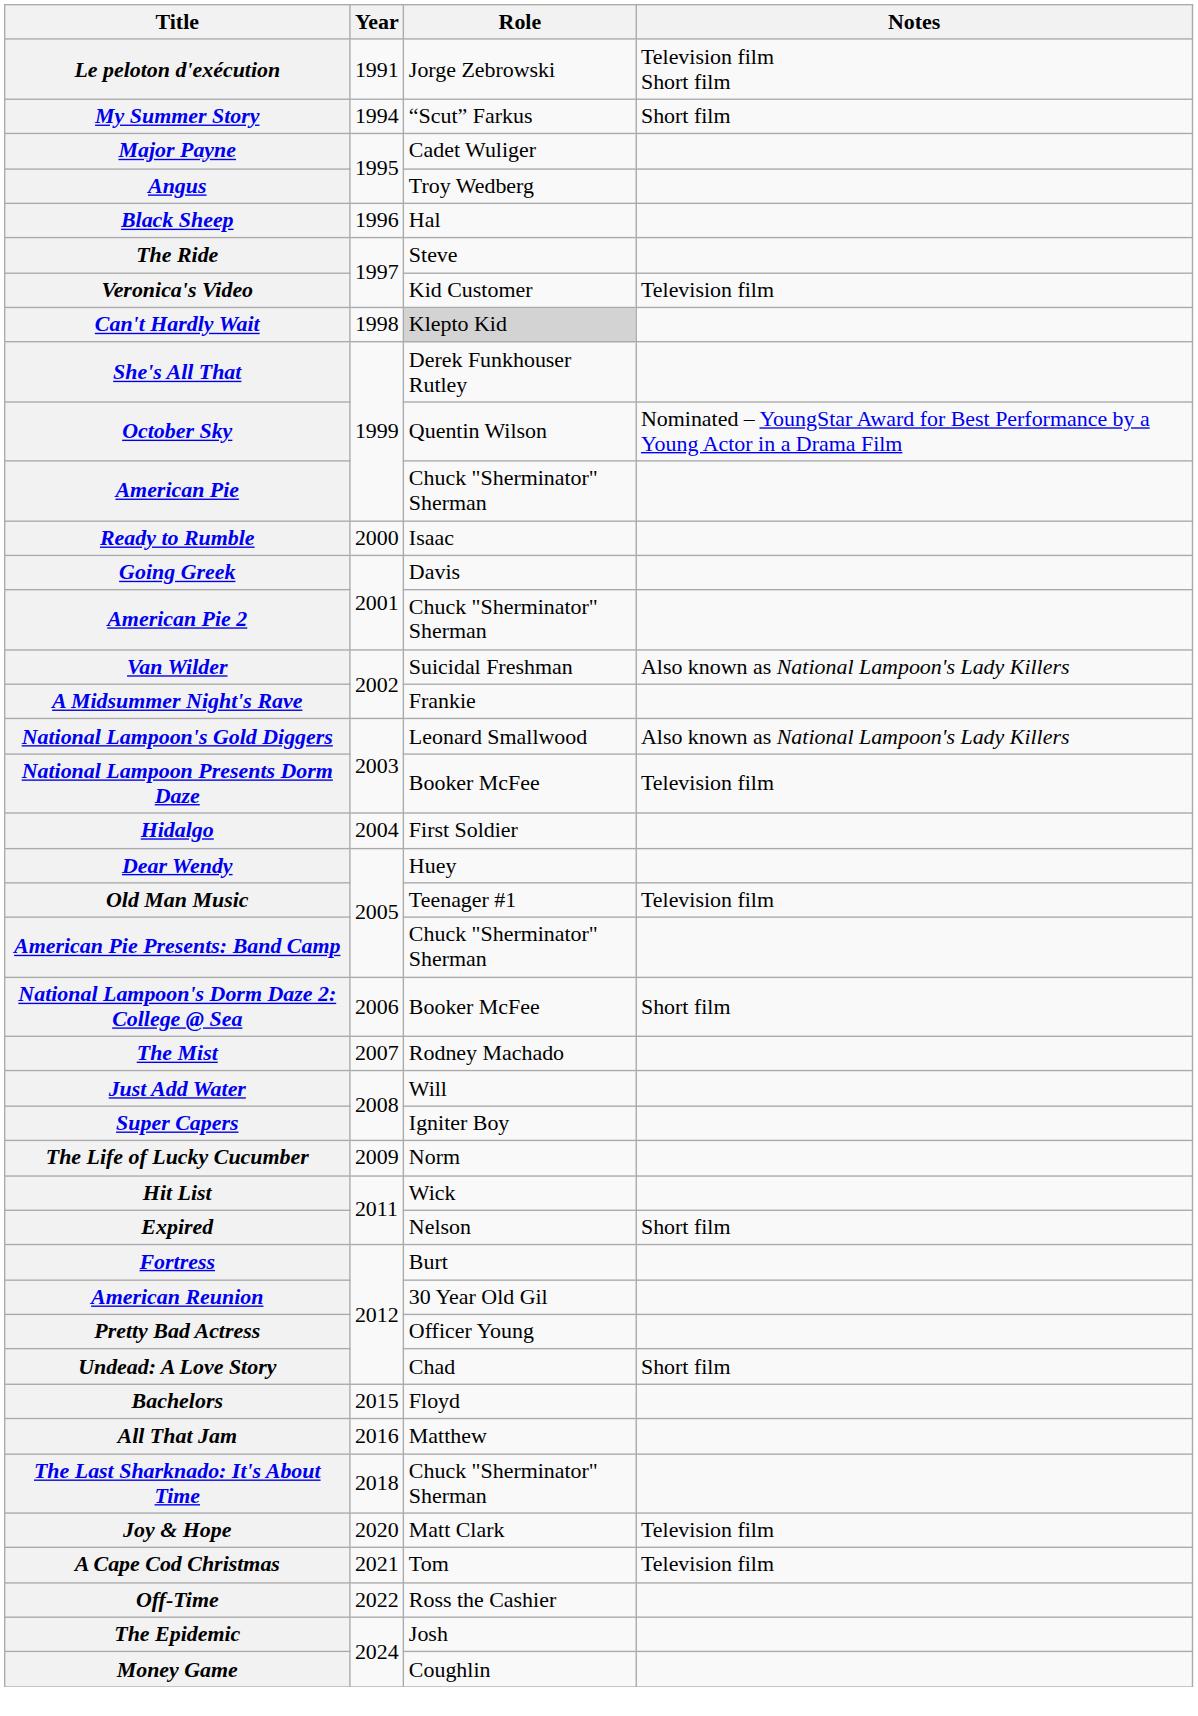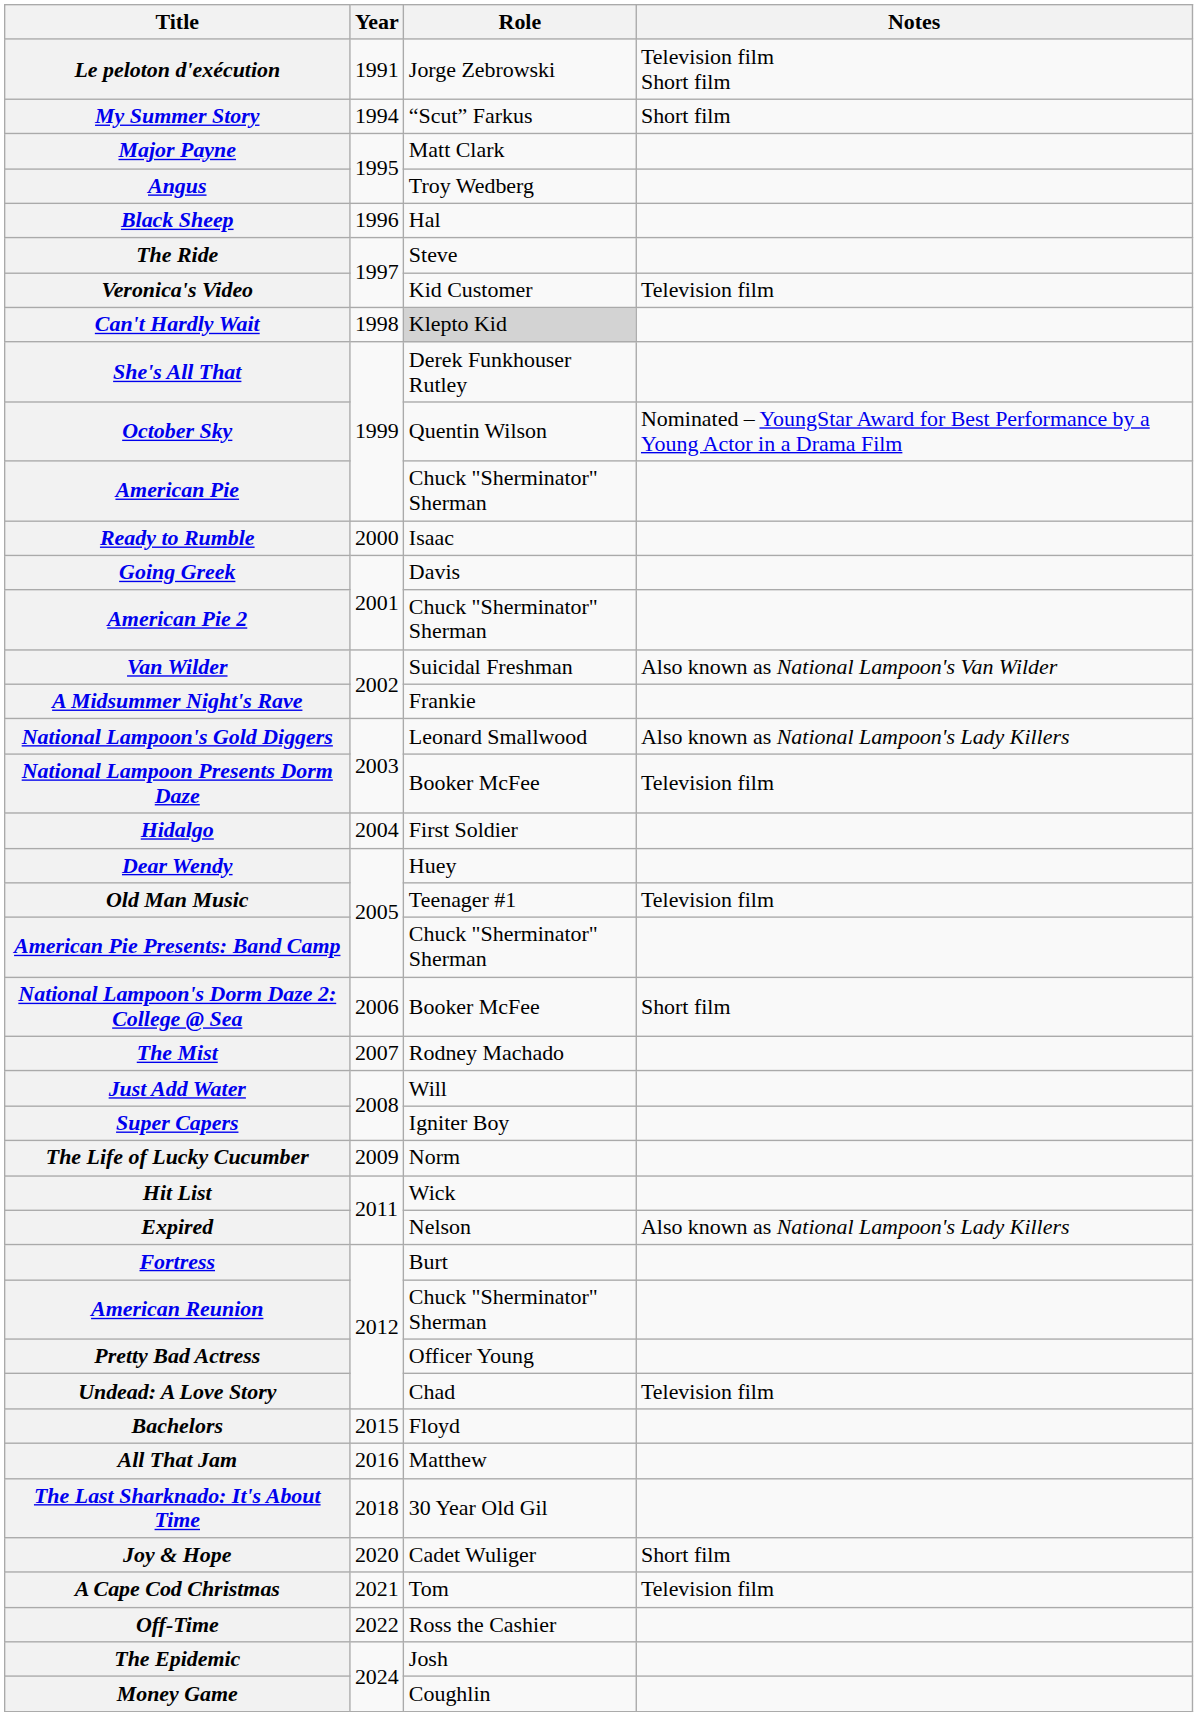(472, 150) Cadet Wuliger -> (457, 150) Matt Clark
(855, 666) Also known as National Lampoon's Lady Killers -> (849, 666) Also known as National Lampoon's Van Wilder
(686, 1227) Short film -> (855, 1227) Also known as National Lampoon's Lady Killers
(478, 1296) 30 Year Old Gil -> (503, 1309) Chuck "Sherminator" Sherman
(686, 1366) Short film -> (707, 1391) Television film
(503, 1482) Chuck "Sherminator" Sherman -> (478, 1507) 30 Year Old Gil
(457, 1530) Matt Clark -> (472, 1554) Cadet Wuliger
(707, 1530) Television film -> (686, 1554) Short film
